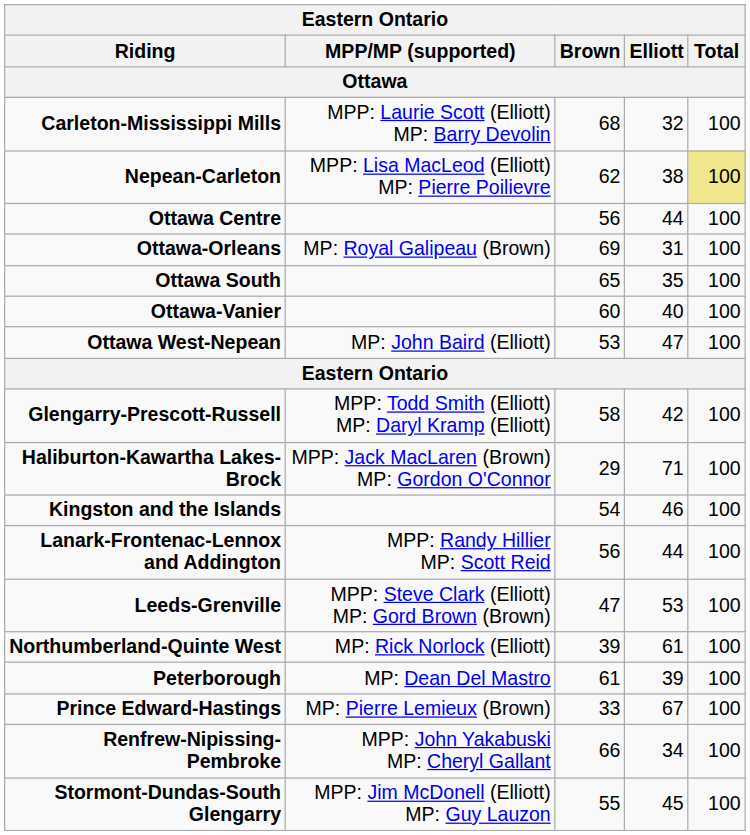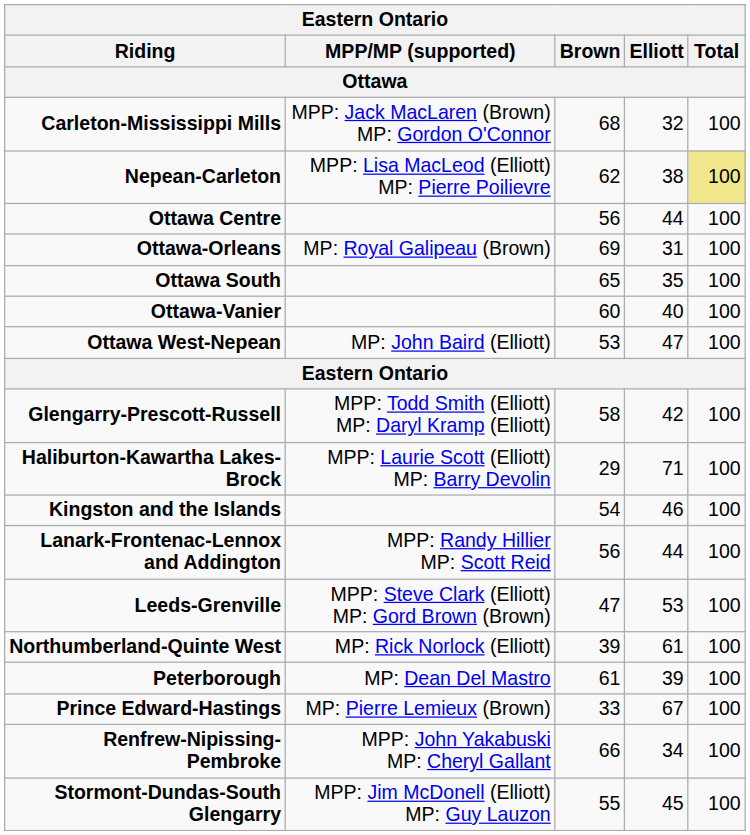(439, 123) MPP: Laurie Scott (Elliott) MP: Barry Devolin -> (421, 123) MPP: Jack MacLaren (Brown) MP: Gordon O'Connor
(421, 468) MPP: Jack MacLaren (Brown) MP: Gordon O'Connor -> (439, 468) MPP: Laurie Scott (Elliott) MP: Barry Devolin
